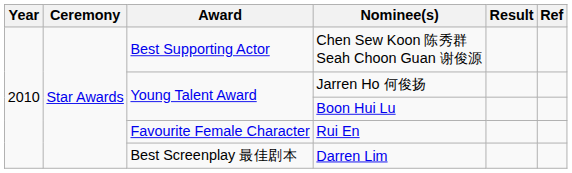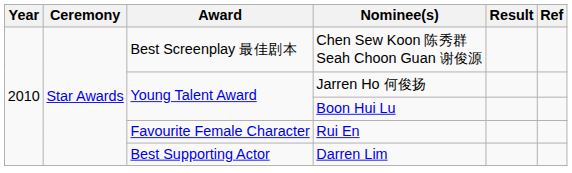(200, 49) Best Supporting Actor -> (214, 49) Best Screenplay 最佳剧本
(214, 155) Best Screenplay 最佳剧本 -> (200, 154) Best Supporting Actor
